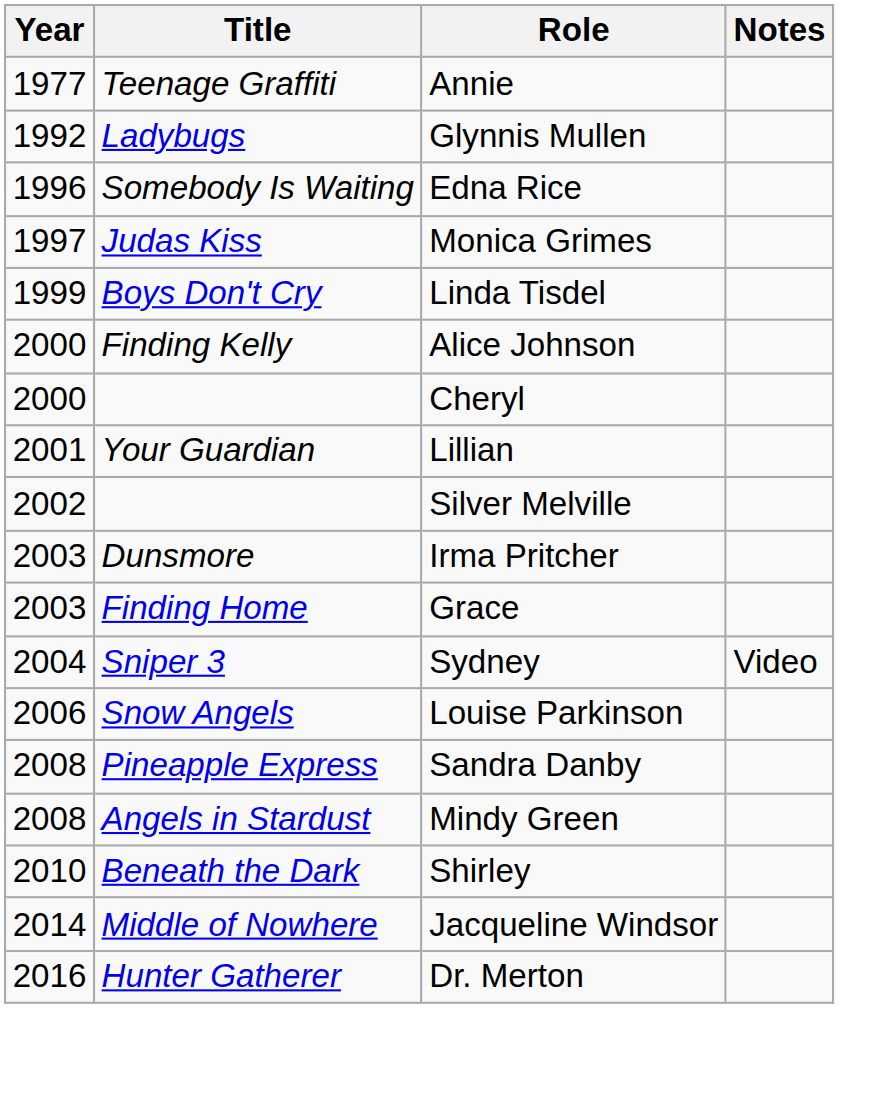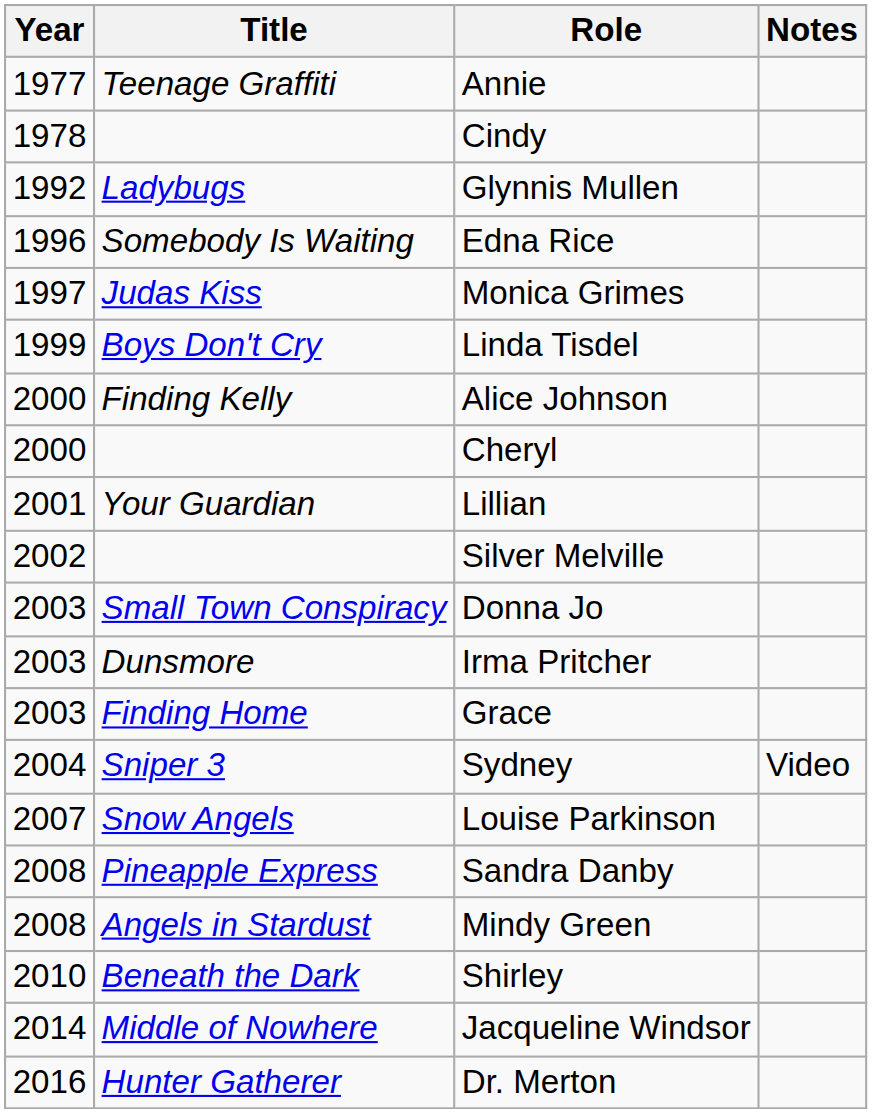+ row: (504, 135)
+ row: (533, 608)
(50, 713) 2006 -> (50, 818) 2007
